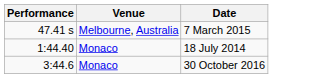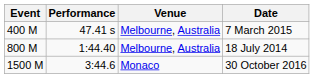+ column: (25, 13)
(98, 48) Monaco -> (170, 48) Melbourne, Australia
